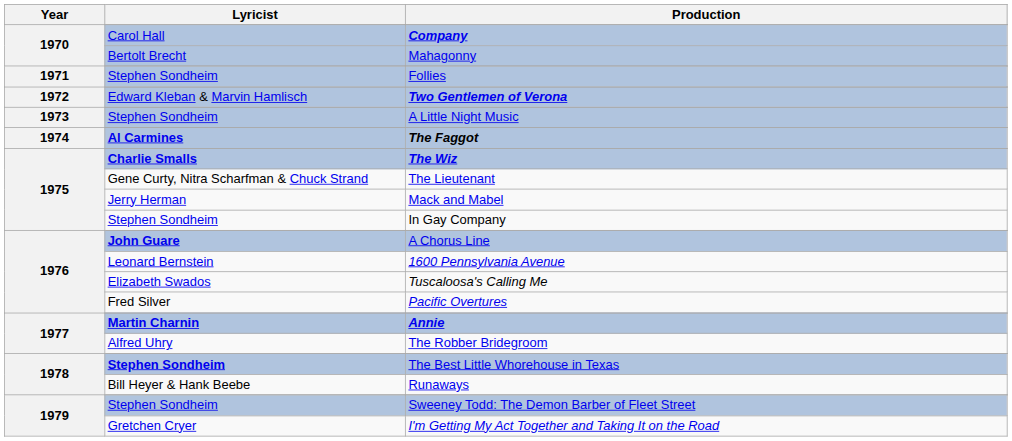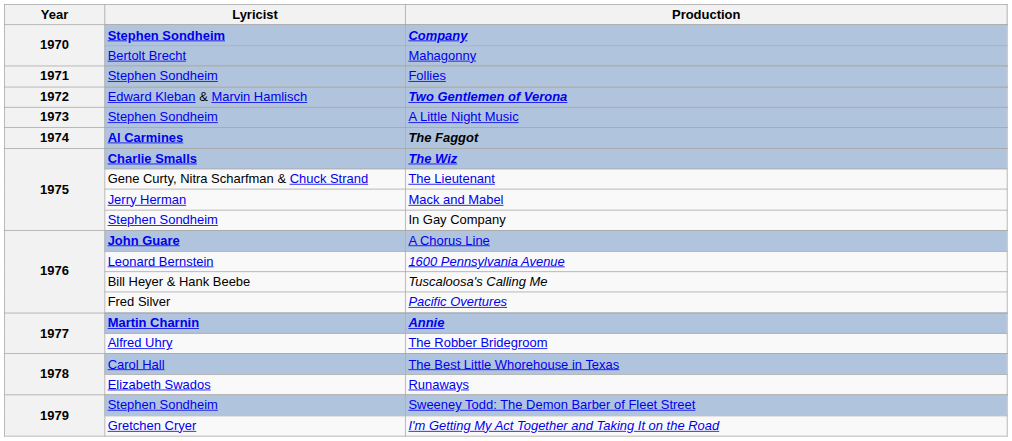(136, 35) Carol Hall -> (166, 35) Stephen Sondheim
(159, 281) Elizabeth Swados -> (179, 281) Bill Heyer & Hank Beebe
(166, 364) Stephen Sondheim -> (136, 364) Carol Hall
(179, 384) Bill Heyer & Hank Beebe -> (159, 384) Elizabeth Swados
